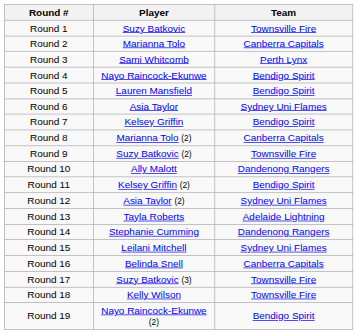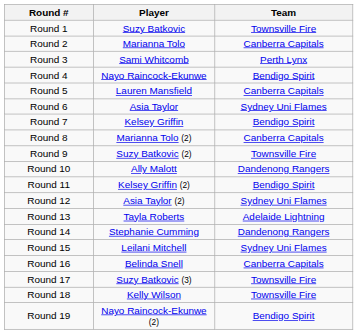(284, 91) Bendigo Spirit -> (284, 91) Canberra Capitals
